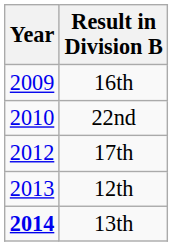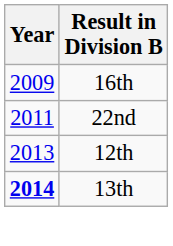(32, 117) 2010 -> (32, 117) 2011
- row: (114, 152)
